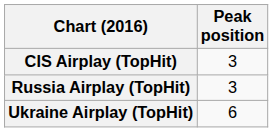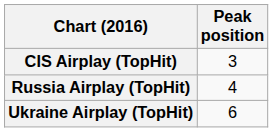(233, 87) 3 -> (233, 87) 4
